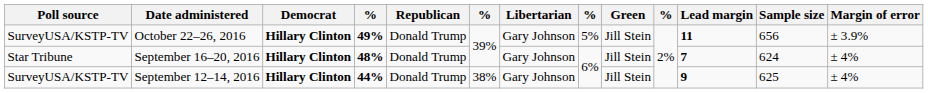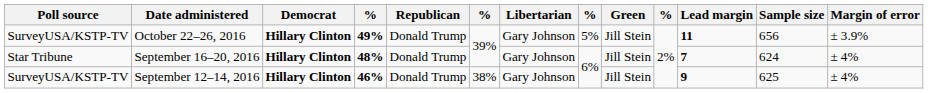(370, 77) 44% -> (370, 77) 46%
